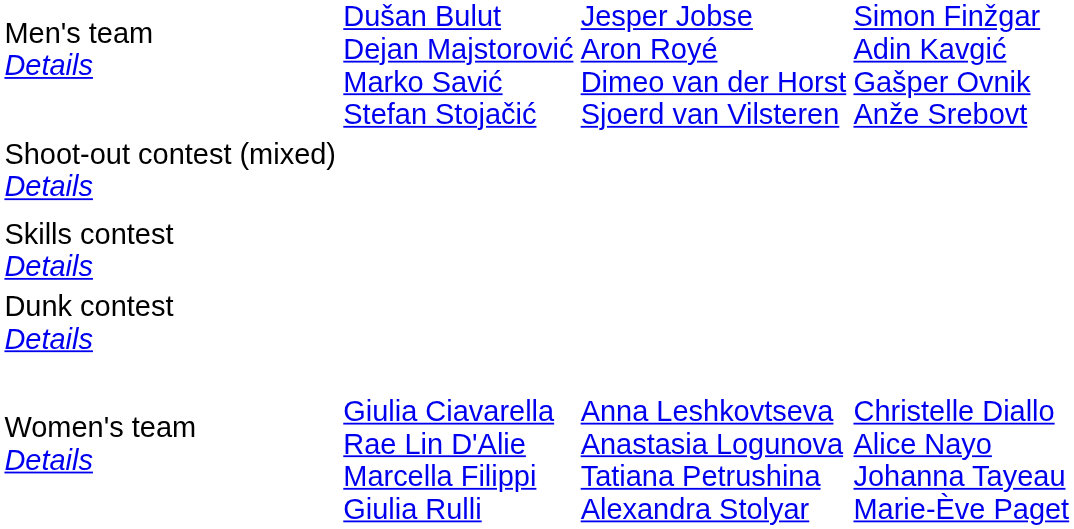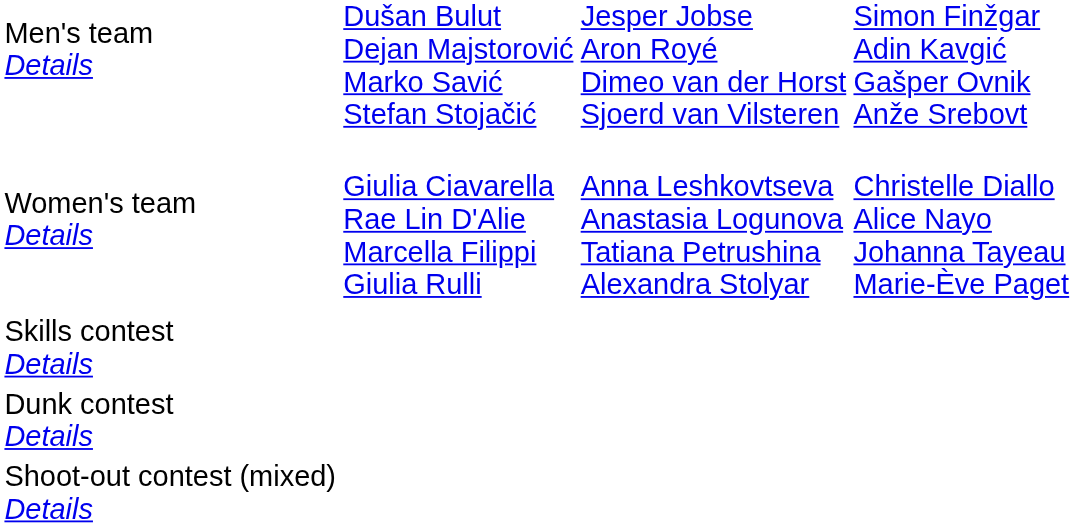rows swapped: (100, 444) <-> (170, 170)
